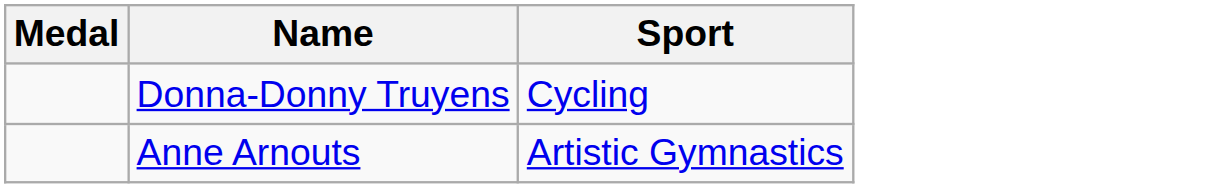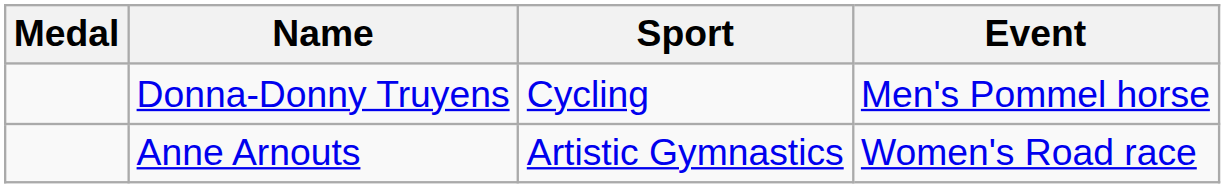+ column: (1035, 34)
